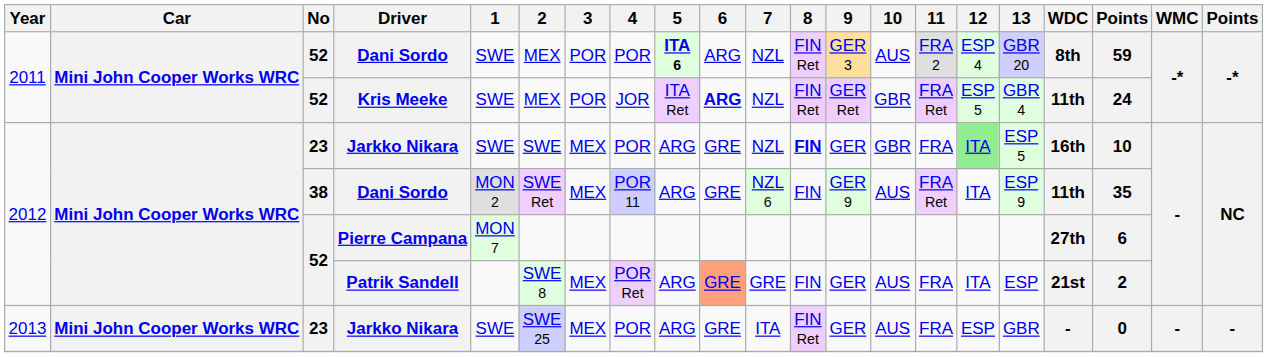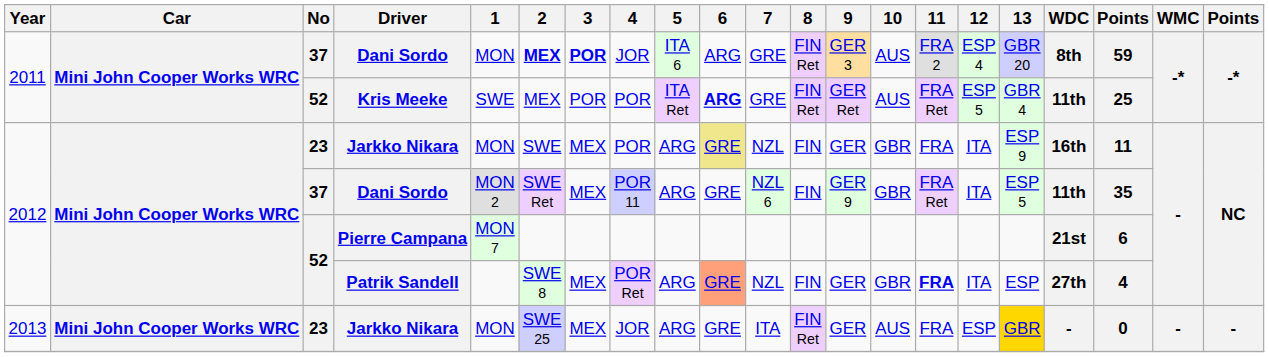(319, 55) 52 -> (319, 55) 37
(495, 55) SWE -> (495, 55) MON
(542, 55) normal -> (542, 55) bold
(588, 55) normal -> (588, 55) bold
(633, 55) POR -> (633, 55) JOR
(677, 55) bold -> (677, 55) normal
(768, 55) NZL -> (768, 55) GRE
(633, 100) JOR -> (633, 100) POR
(768, 100) NZL -> (768, 100) GRE
(893, 100) GBR -> (893, 100) AUS
(1122, 100) 24 -> (1123, 100) 25
(495, 146) SWE -> (495, 146) MON
(723, 146) no background -> (723, 146) khaki background
(808, 146) bold -> (808, 146) normal
(978, 146) lightgreen background -> (979, 146) no background
(1021, 146) ESP 5 -> (1022, 146) ESP 9
(1122, 146) 10 -> (1123, 146) 11
(319, 192) 38 -> (319, 192) 37
(893, 192) AUS -> (893, 192) GBR
(1021, 192) ESP 9 -> (1022, 192) ESP 5
(1068, 238) 27th -> (1069, 238) 21st
(768, 283) GRE -> (768, 283) NZL
(893, 283) AUS -> (893, 283) GBR
(936, 283) normal -> (936, 283) bold
(1068, 283) 21st -> (1069, 283) 27th
(1122, 283) 2 -> (1123, 283) 4
(495, 329) SWE -> (495, 329) MON
(633, 329) POR -> (633, 329) JOR
(1021, 329) no background -> (1022, 329) gold background
